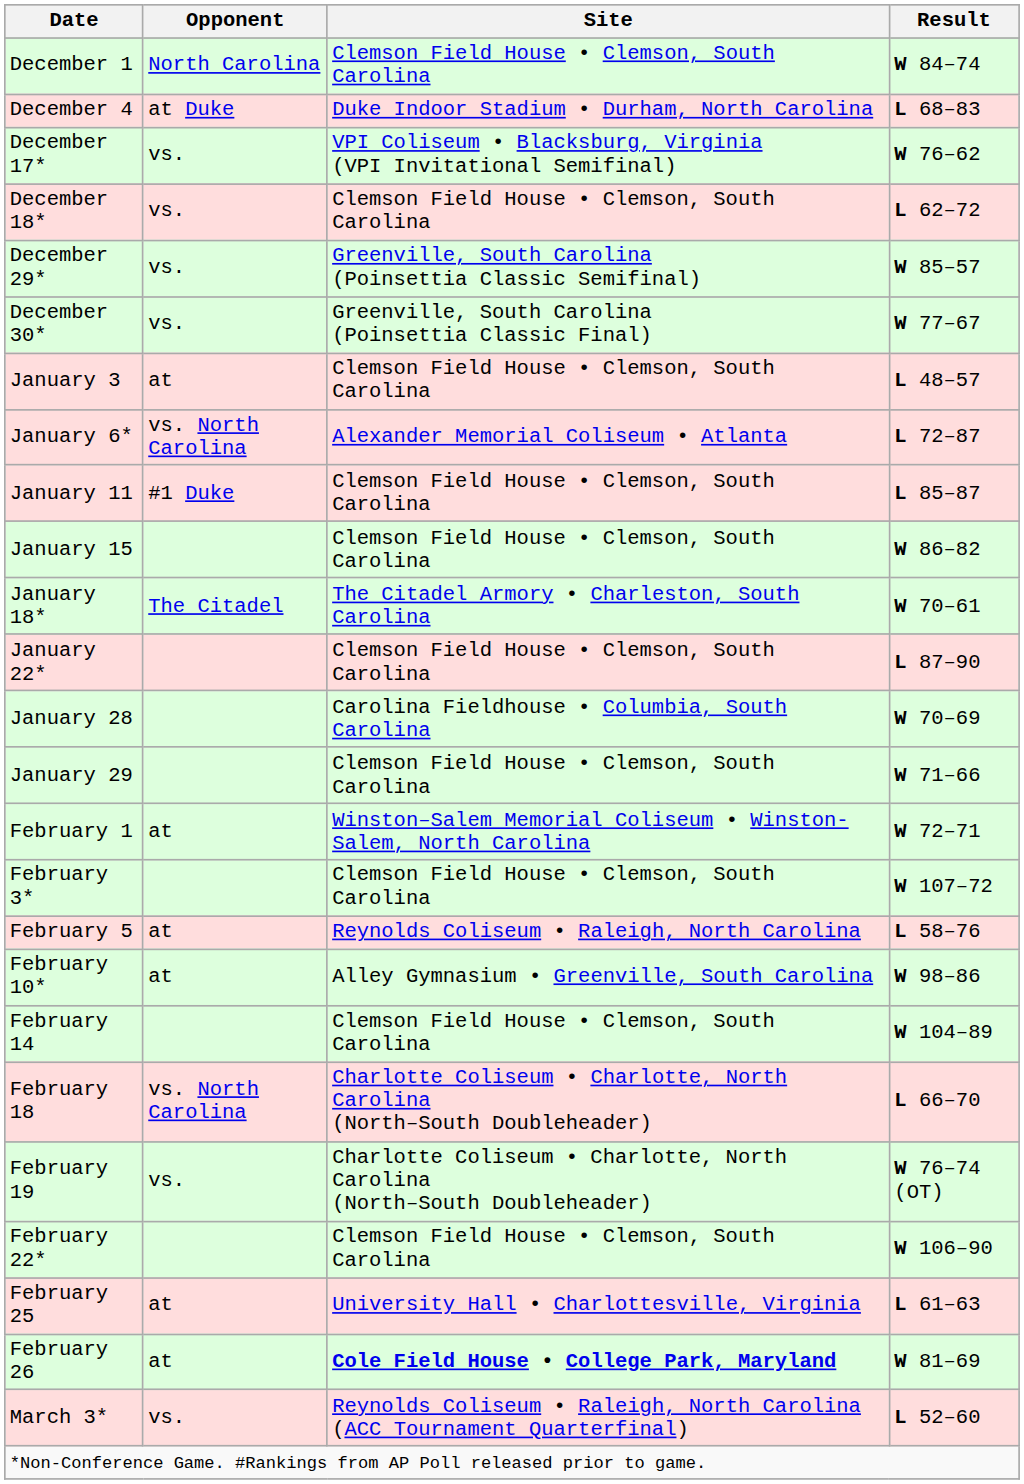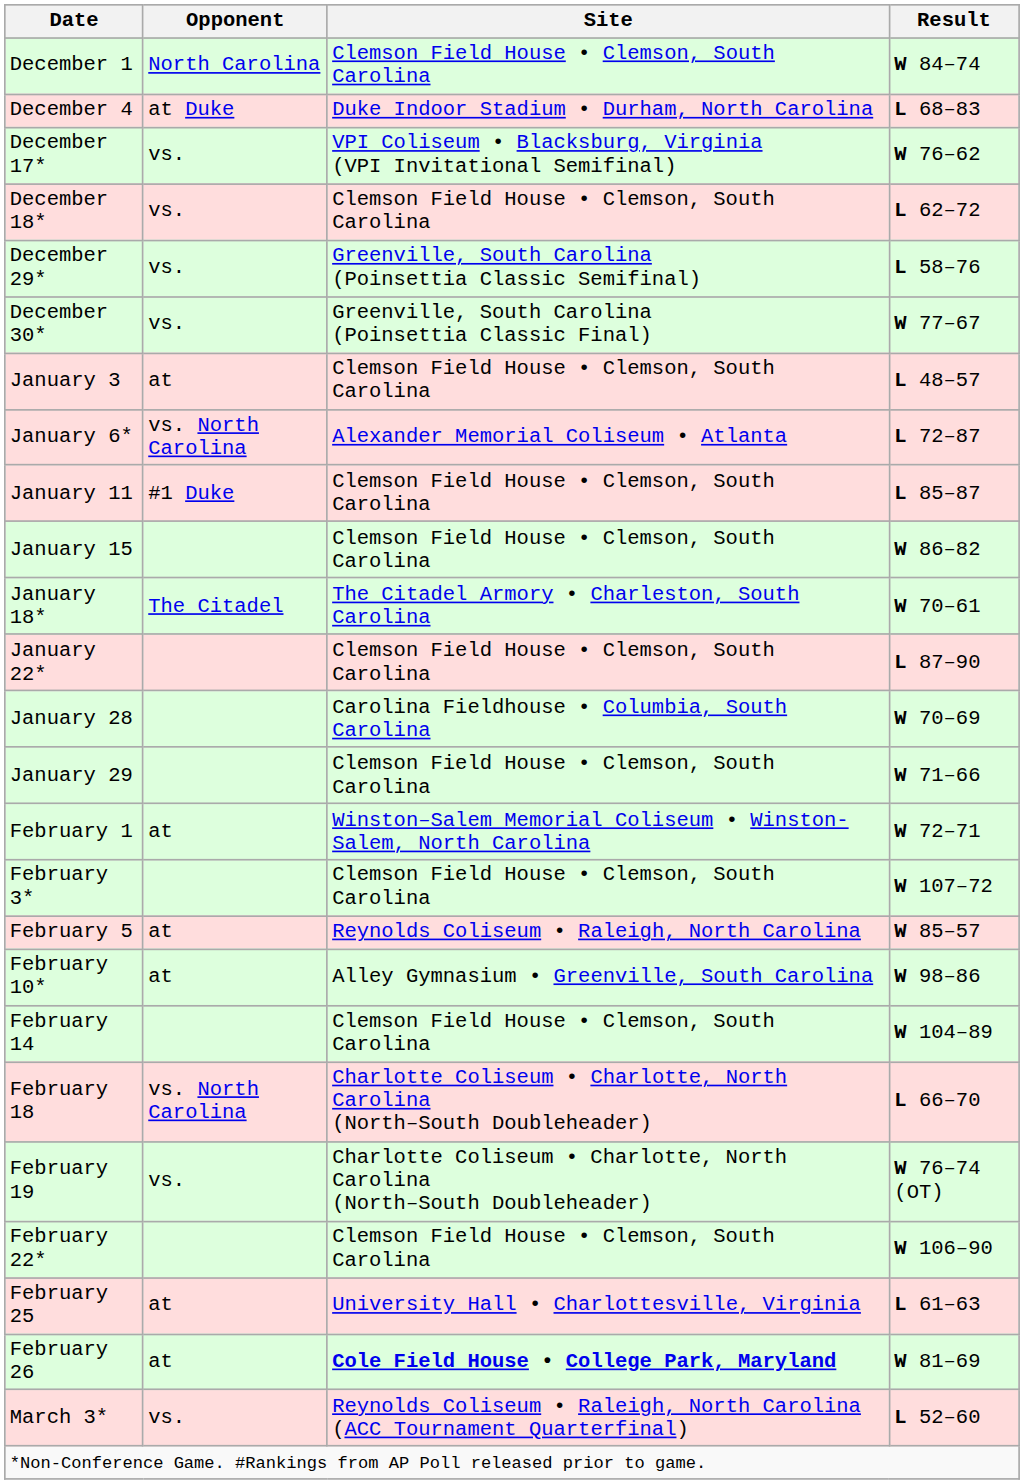(937, 269) W 85–57 -> (937, 269) L 58–76
(937, 933) L 58–76 -> (937, 933) W 85–57
